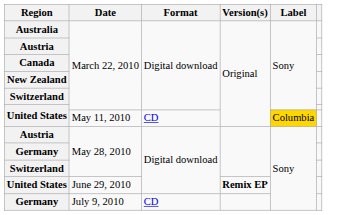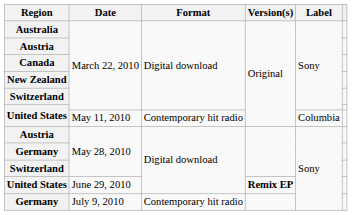(151, 118) CD -> (193, 118) Contemporary hit radio
(293, 118) gold background -> (319, 118) no background
(151, 201) CD -> (193, 201) Contemporary hit radio
